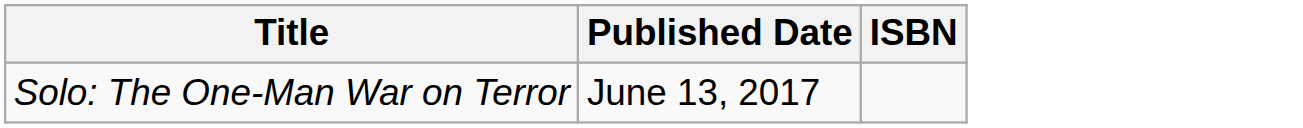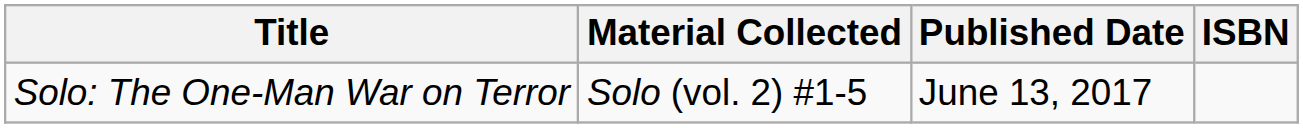+ column: (744, 33)
